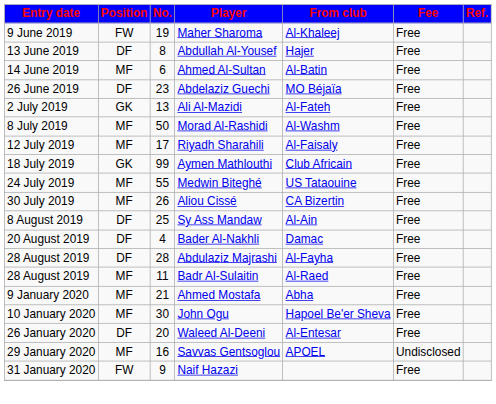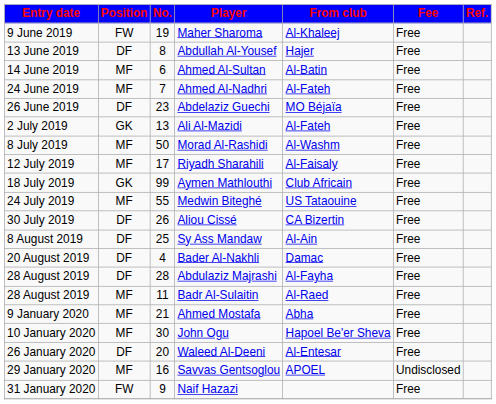+ row: (222, 88)
(124, 201) MF -> (124, 220) DF
